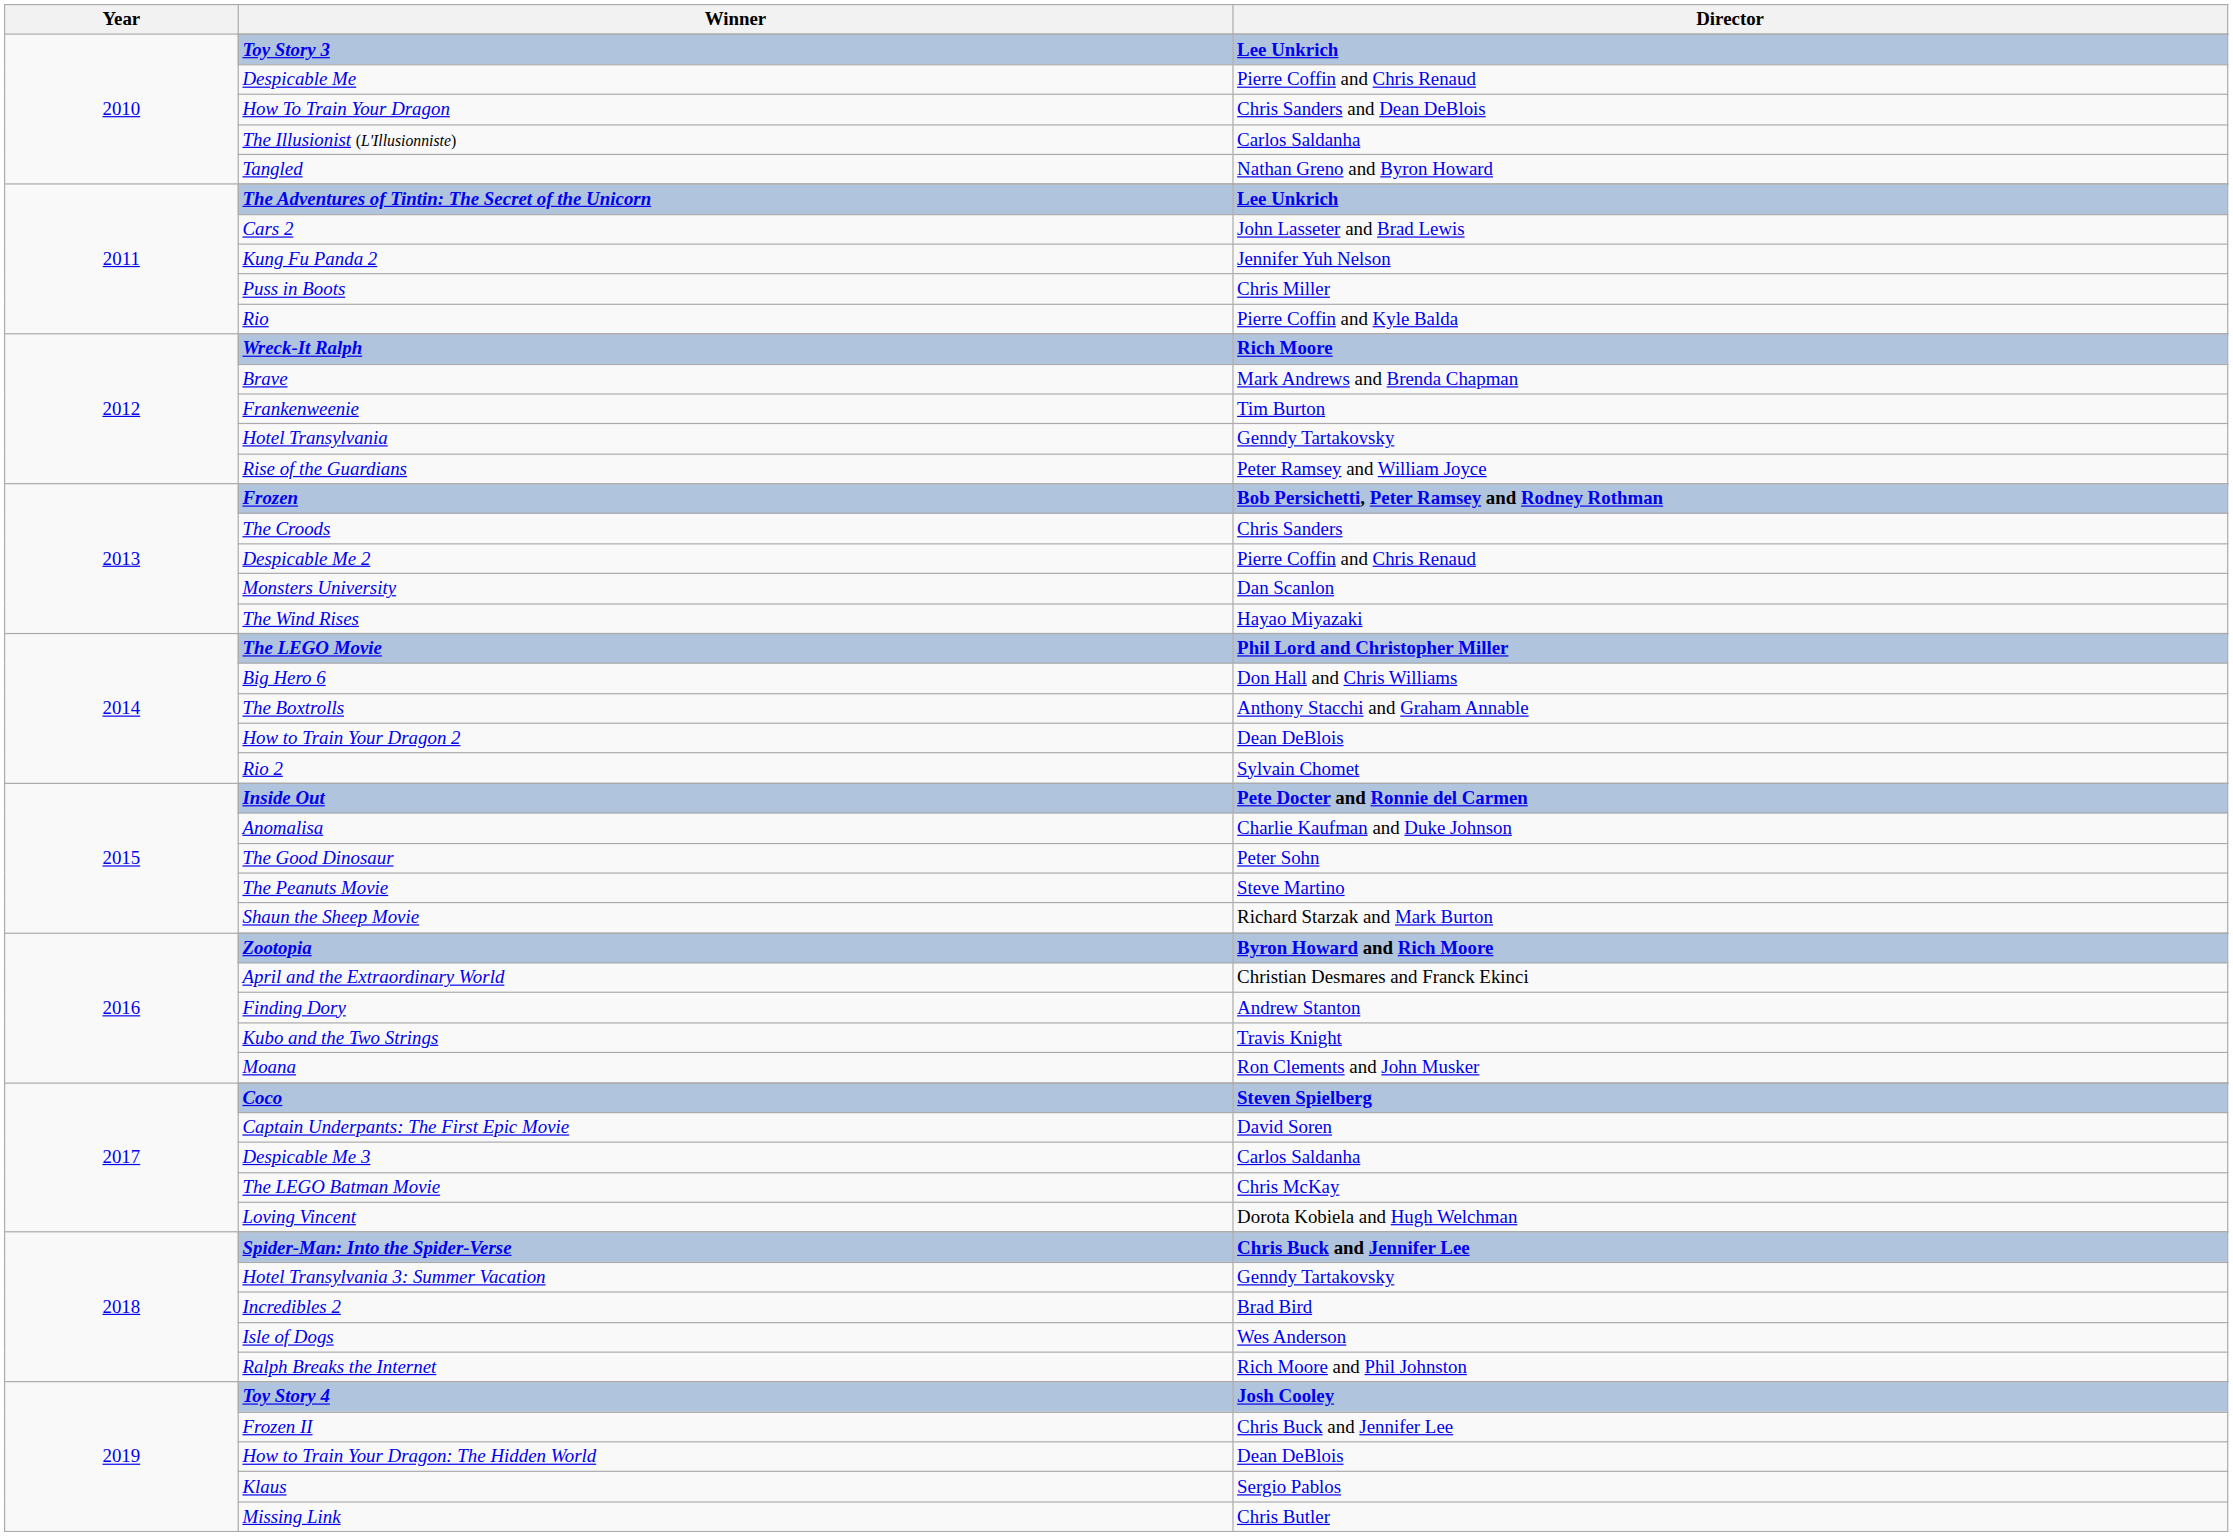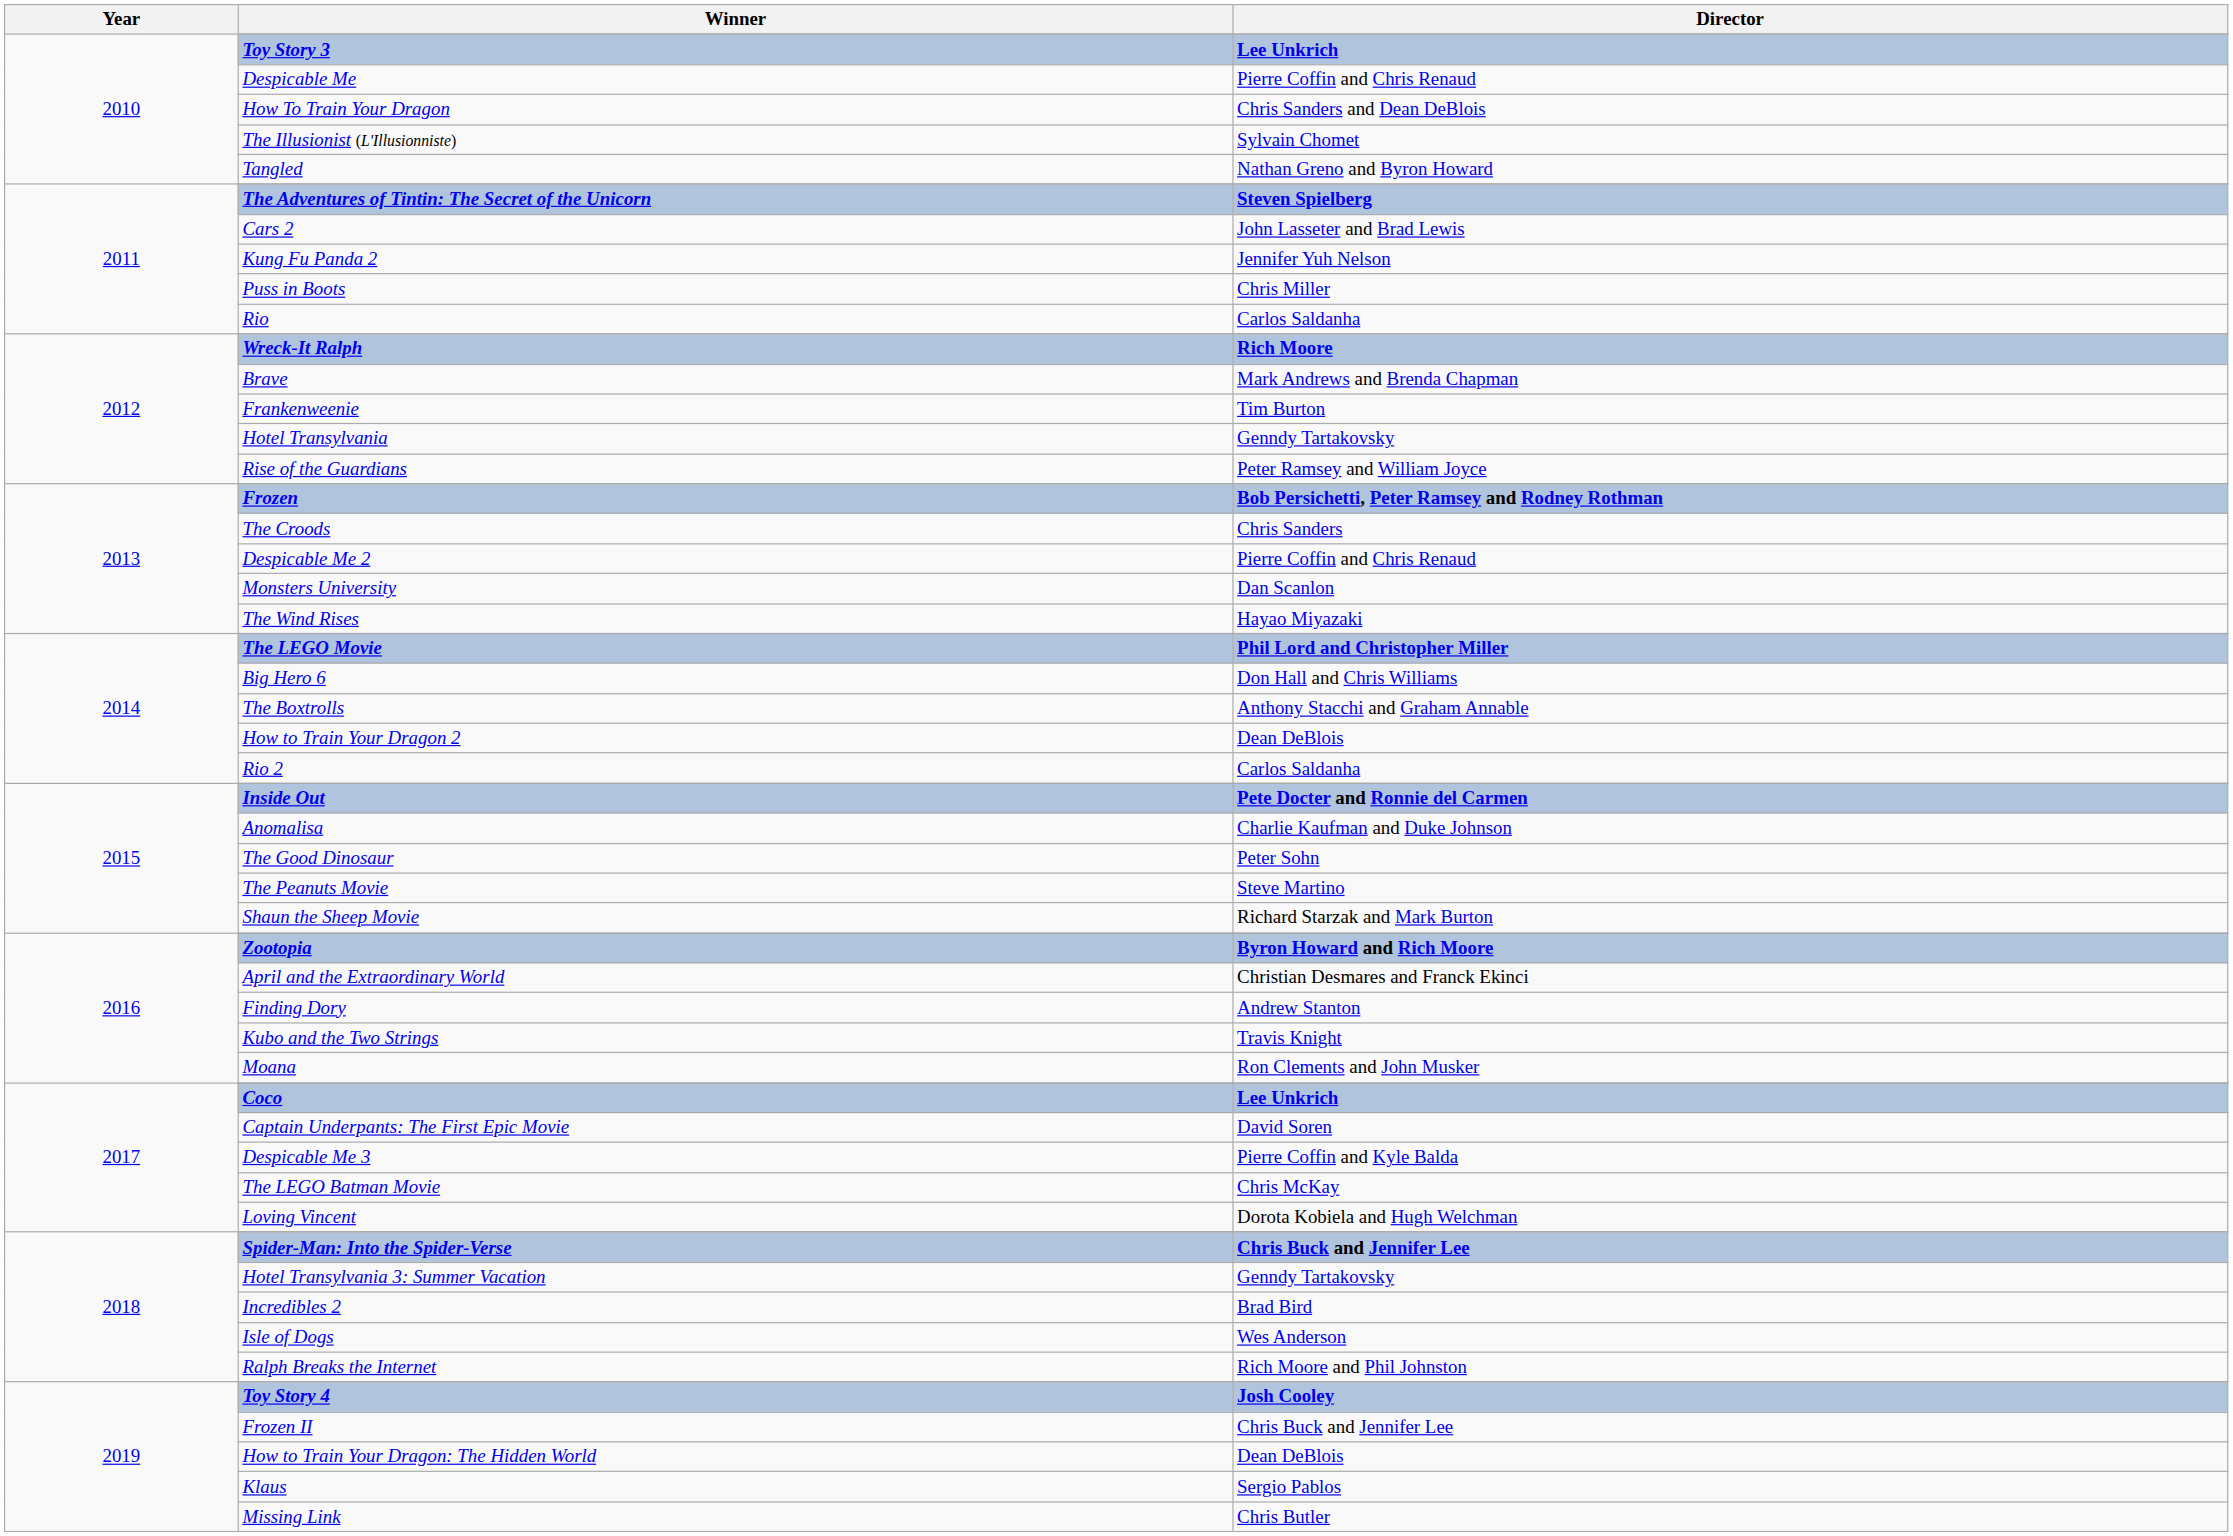(1299, 139) Carlos Saldanha -> (1298, 139) Sylvain Chomet
(1288, 199) Lee Unkrich -> (1305, 199) Steven Spielberg
(1348, 318) Pierre Coffin and Kyle Balda -> (1299, 318) Carlos Saldanha
(1298, 768) Sylvain Chomet -> (1299, 768) Carlos Saldanha
(1305, 1097) Steven Spielberg -> (1288, 1097) Lee Unkrich
(1299, 1157) Carlos Saldanha -> (1348, 1157) Pierre Coffin and Kyle Balda
